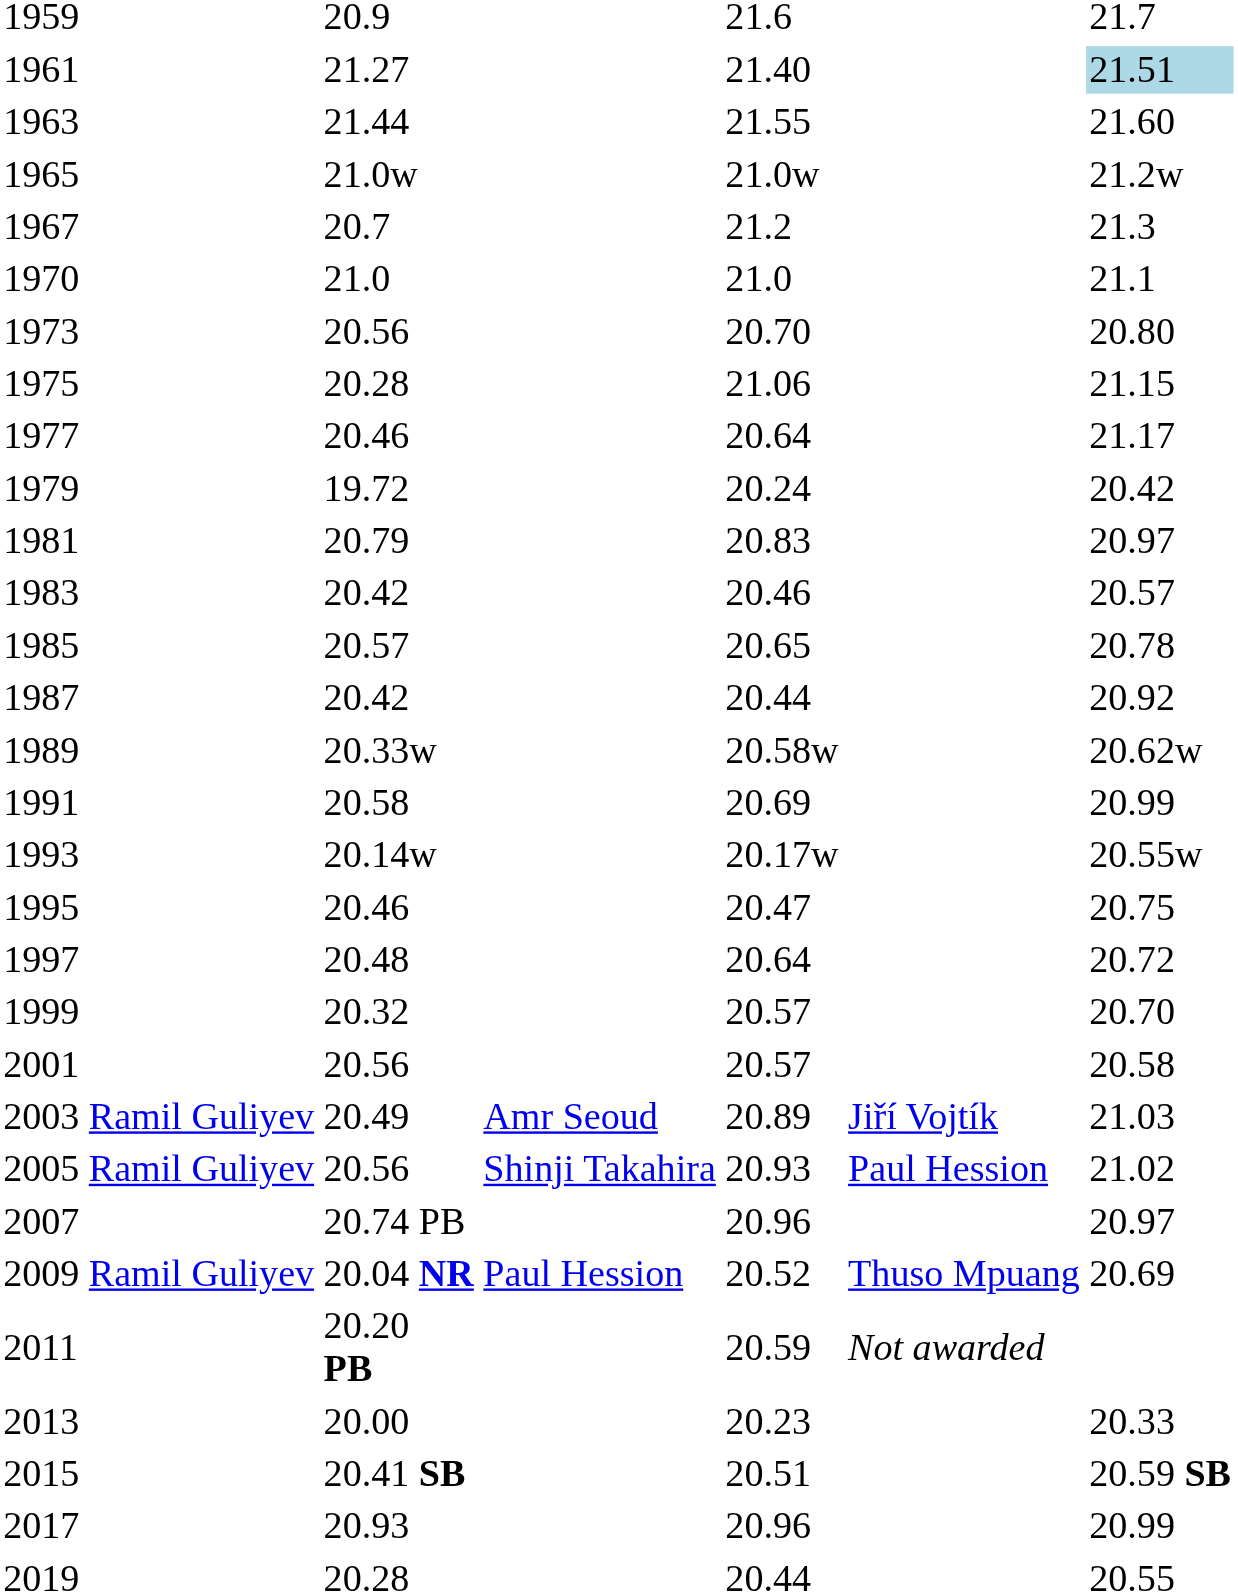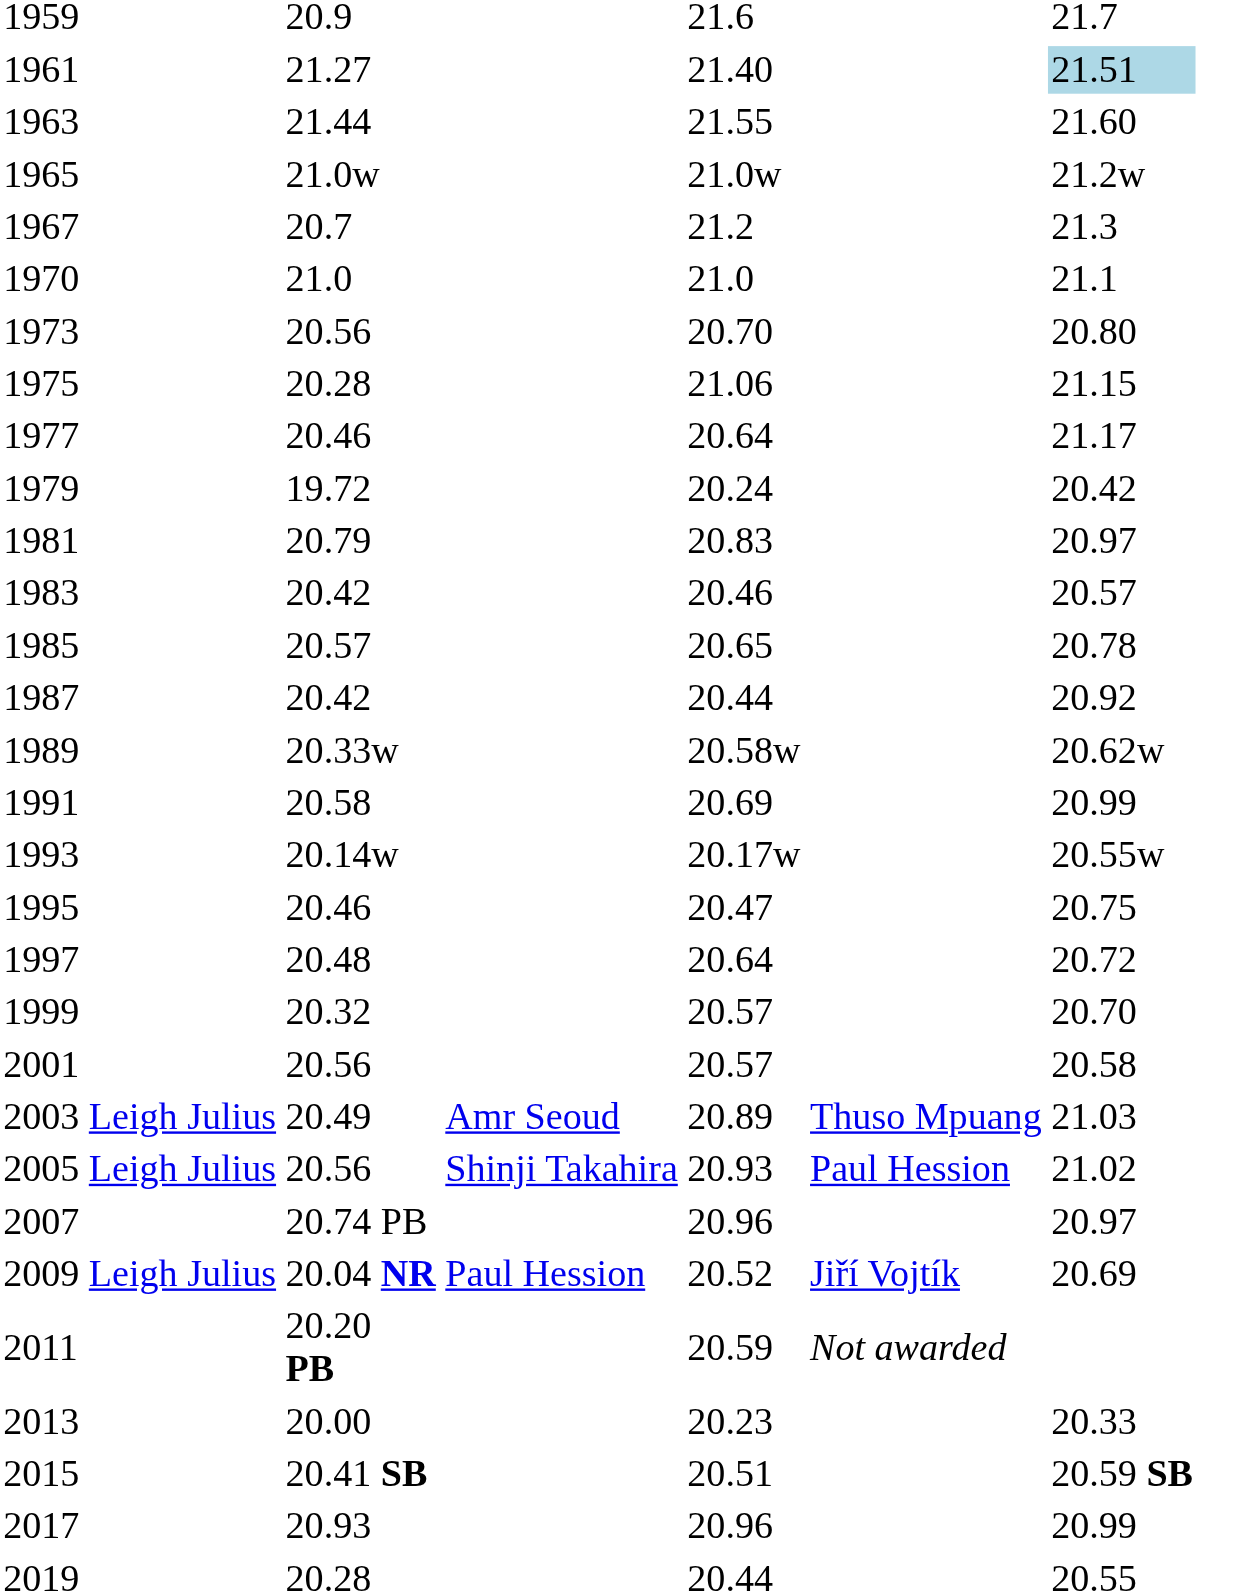(201, 1116) Ramil Guliyev -> (182, 1116) Leigh Julius
(923, 1116) Jiří Vojtík -> (926, 1116) Thuso Mpuang
(201, 1168) Ramil Guliyev -> (182, 1168) Leigh Julius
(201, 1273) Ramil Guliyev -> (182, 1273) Leigh Julius
(964, 1273) Thuso Mpuang -> (885, 1273) Jiří Vojtík
